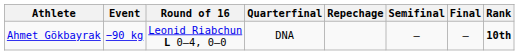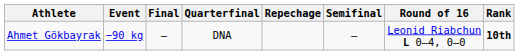columns swapped: (195, 13) <-> (466, 13)
